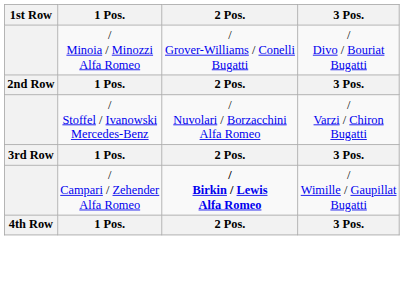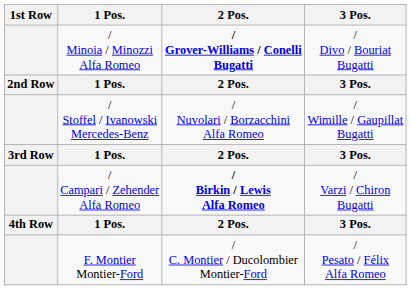(230, 50) normal -> (233, 50) bold
(349, 120) / Varzi / Chiron Bugatti -> (355, 120) / Wimille / Gaupillat Bugatti
(349, 190) / Wimille / Gaupillat Bugatti -> (355, 190) / Varzi / Chiron Bugatti
+ row: (110, 267)
